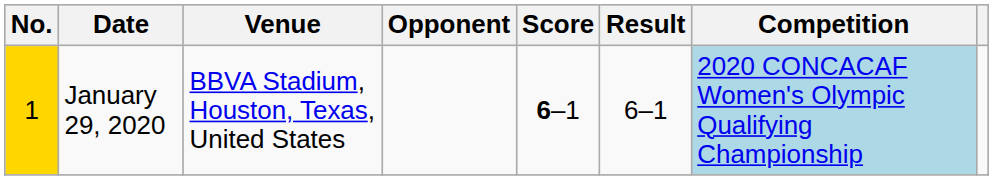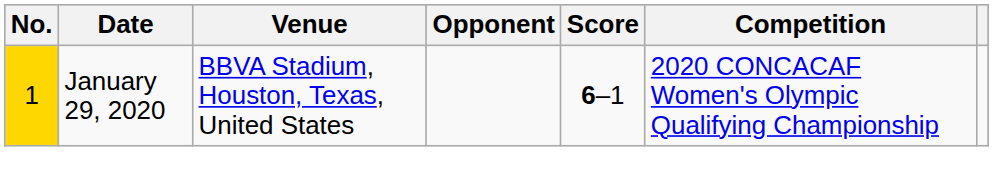- column: (646, 25)
(802, 109) lightblue background -> (795, 95) no background
